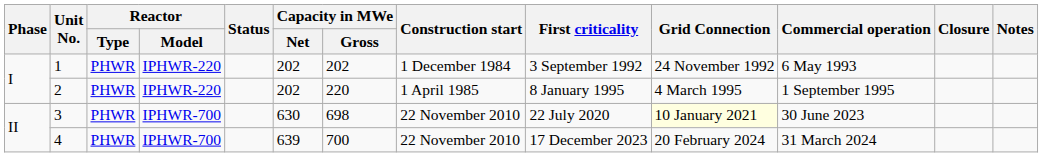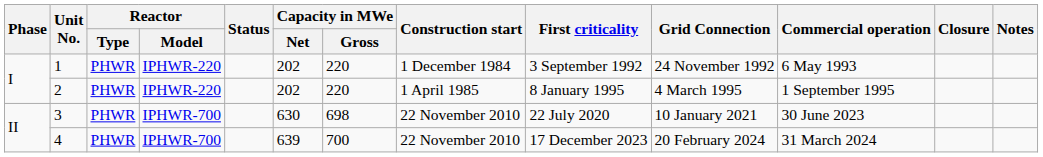(338, 66) 202 -> (338, 66) 220
(706, 115) lightyellow background -> (706, 115) no background
